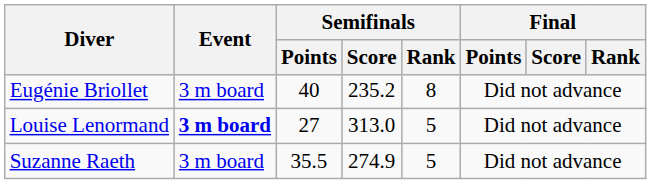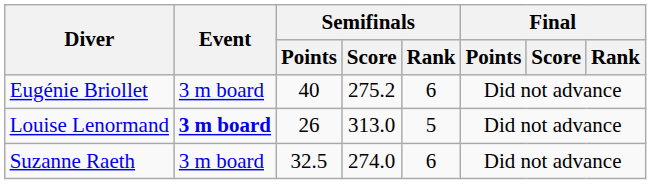(372, 91) 235.2 -> (372, 91) 275.2
(431, 91) 8 -> (431, 91) 6
(309, 126) 27 -> (309, 126) 26
(309, 160) 35.5 -> (309, 160) 32.5
(372, 160) 274.9 -> (372, 160) 274.0
(431, 160) 5 -> (431, 160) 6
